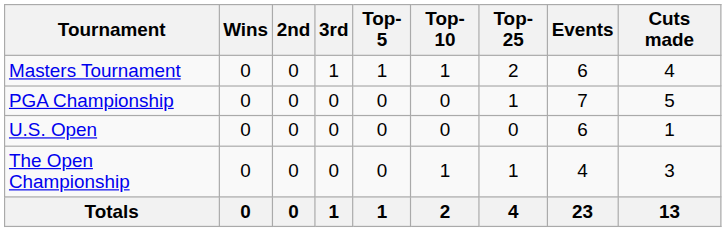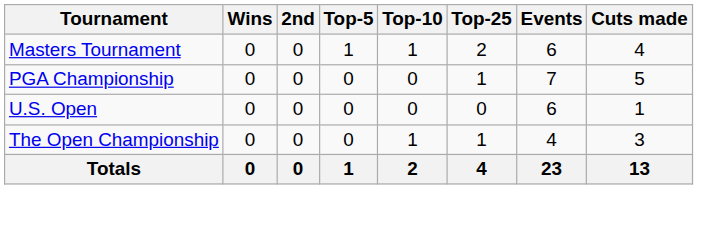- column: (334, 30)
